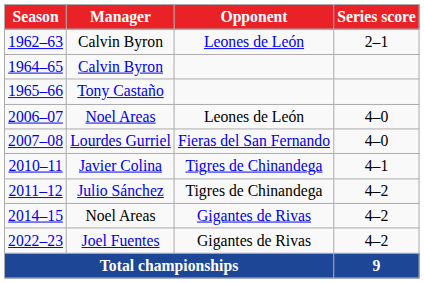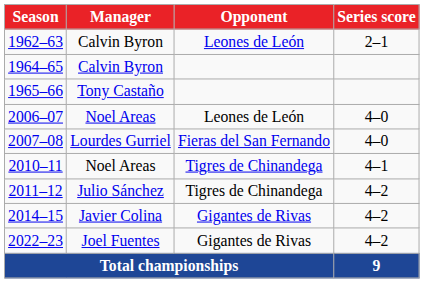(120, 166) Javier Colina -> (120, 166) Noel Areas
(120, 215) Noel Areas -> (120, 215) Javier Colina
